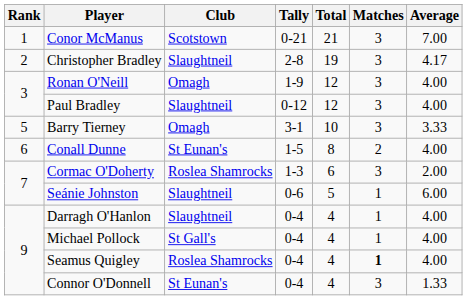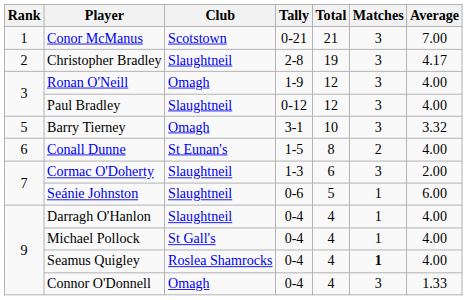(435, 127) 3.33 -> (435, 127) 3.32
(220, 171) Roslea Shamrocks -> (200, 171) Slaughtneil
(198, 283) St Eunan's -> (189, 283) Omagh
